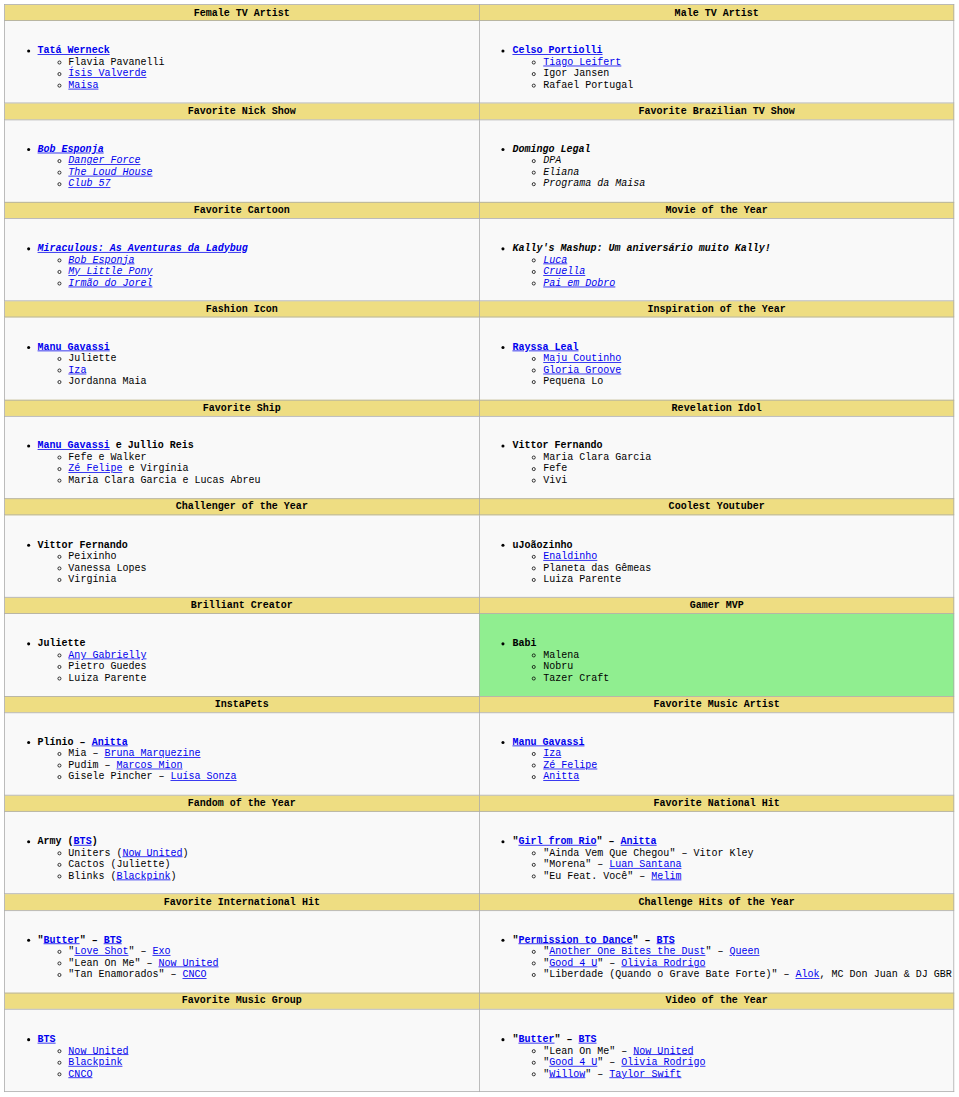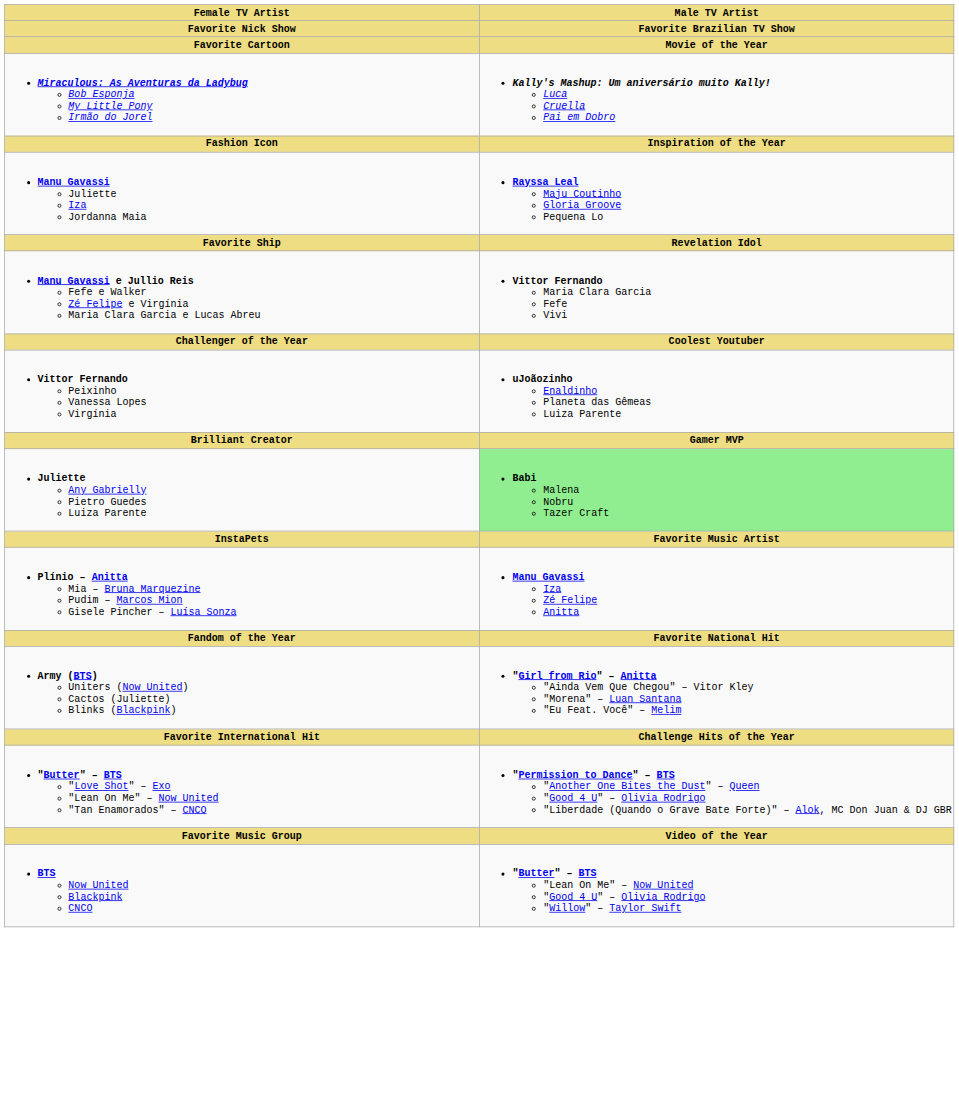- row: (242, 68)
- row: (242, 167)
